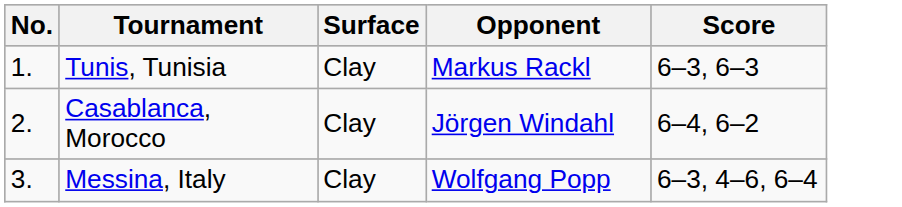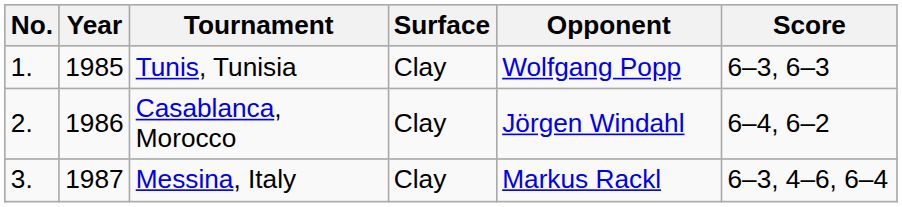+ column: (94, 25)
(511, 66) Markus Rackl -> (592, 66) Wolfgang Popp
(521, 179) Wolfgang Popp -> (582, 179) Markus Rackl
